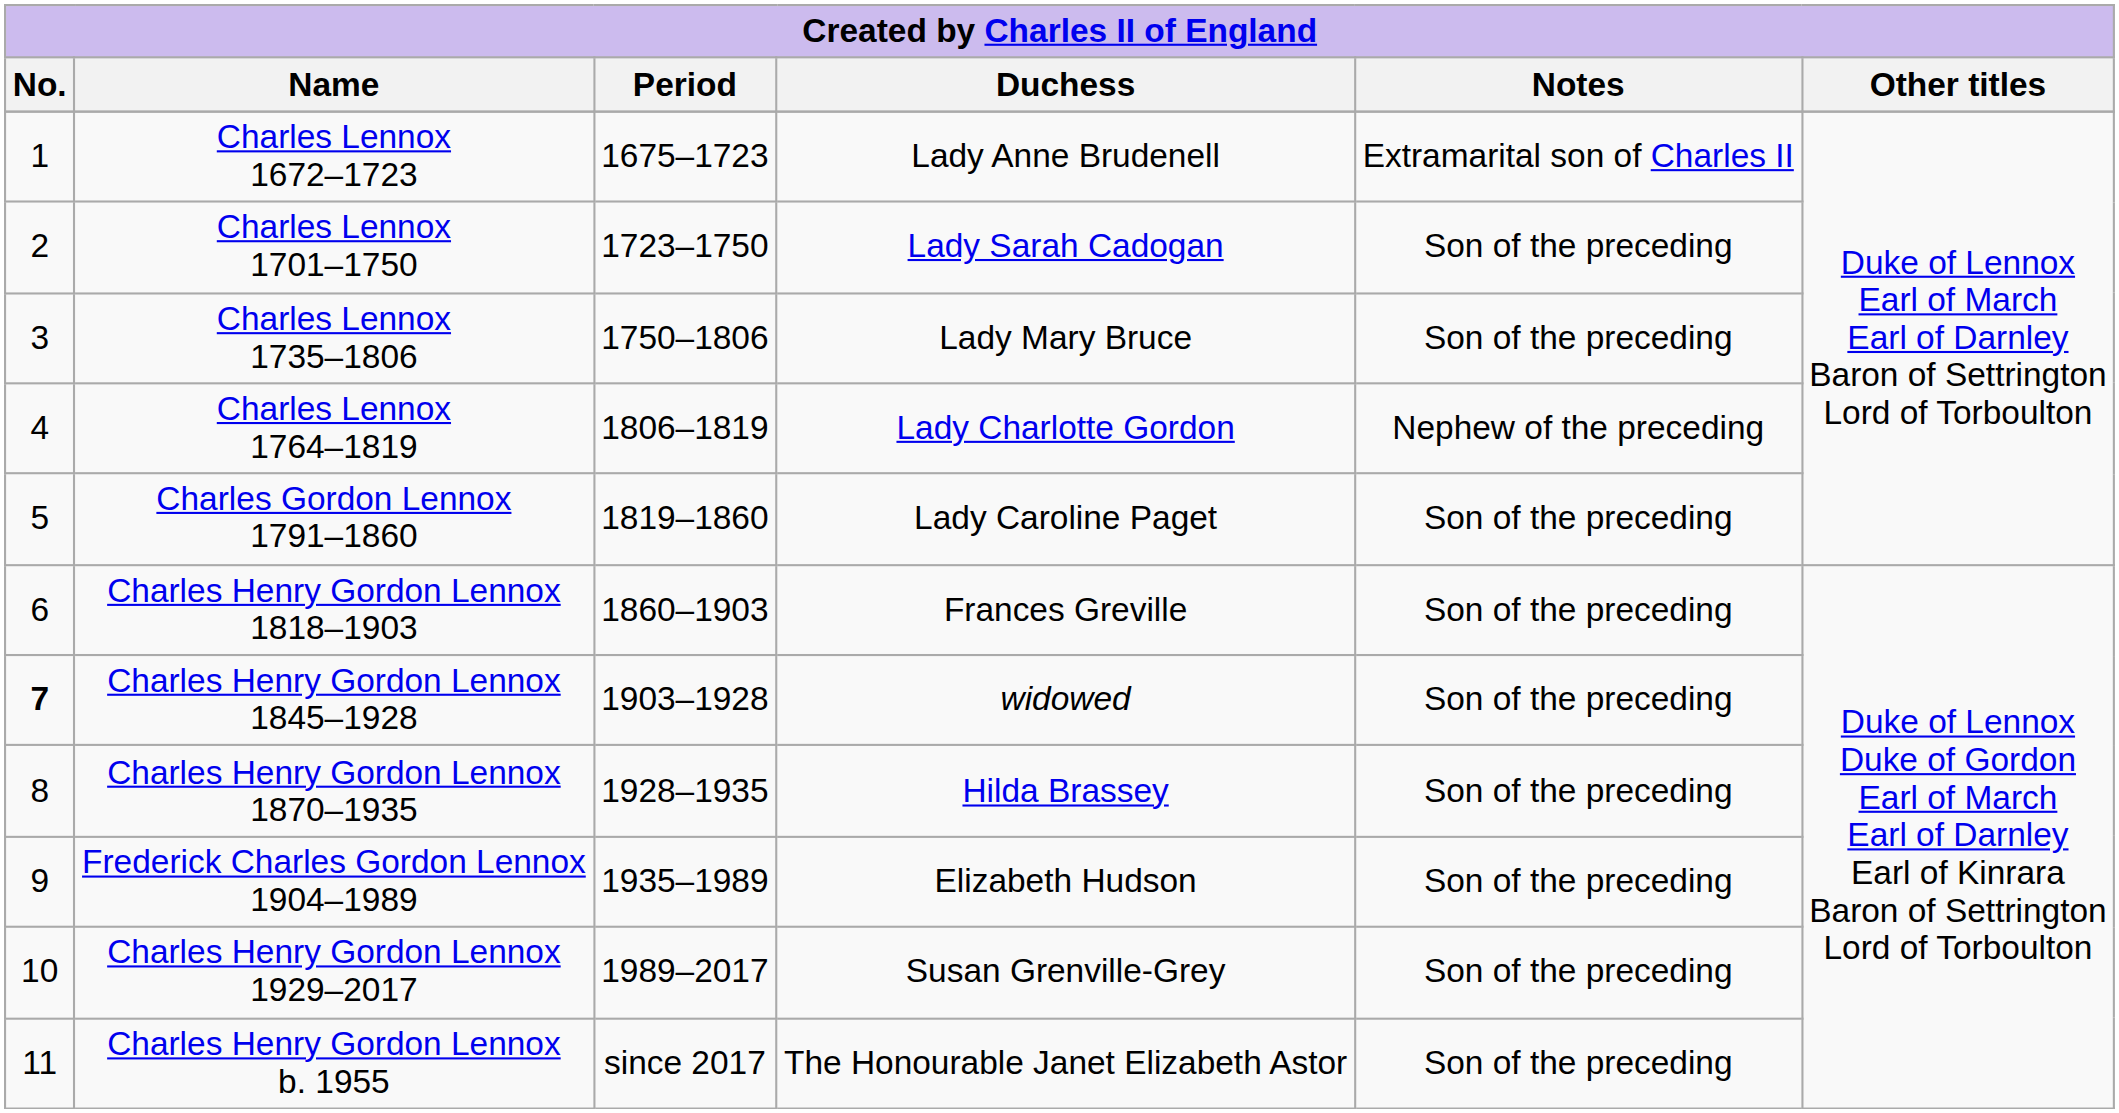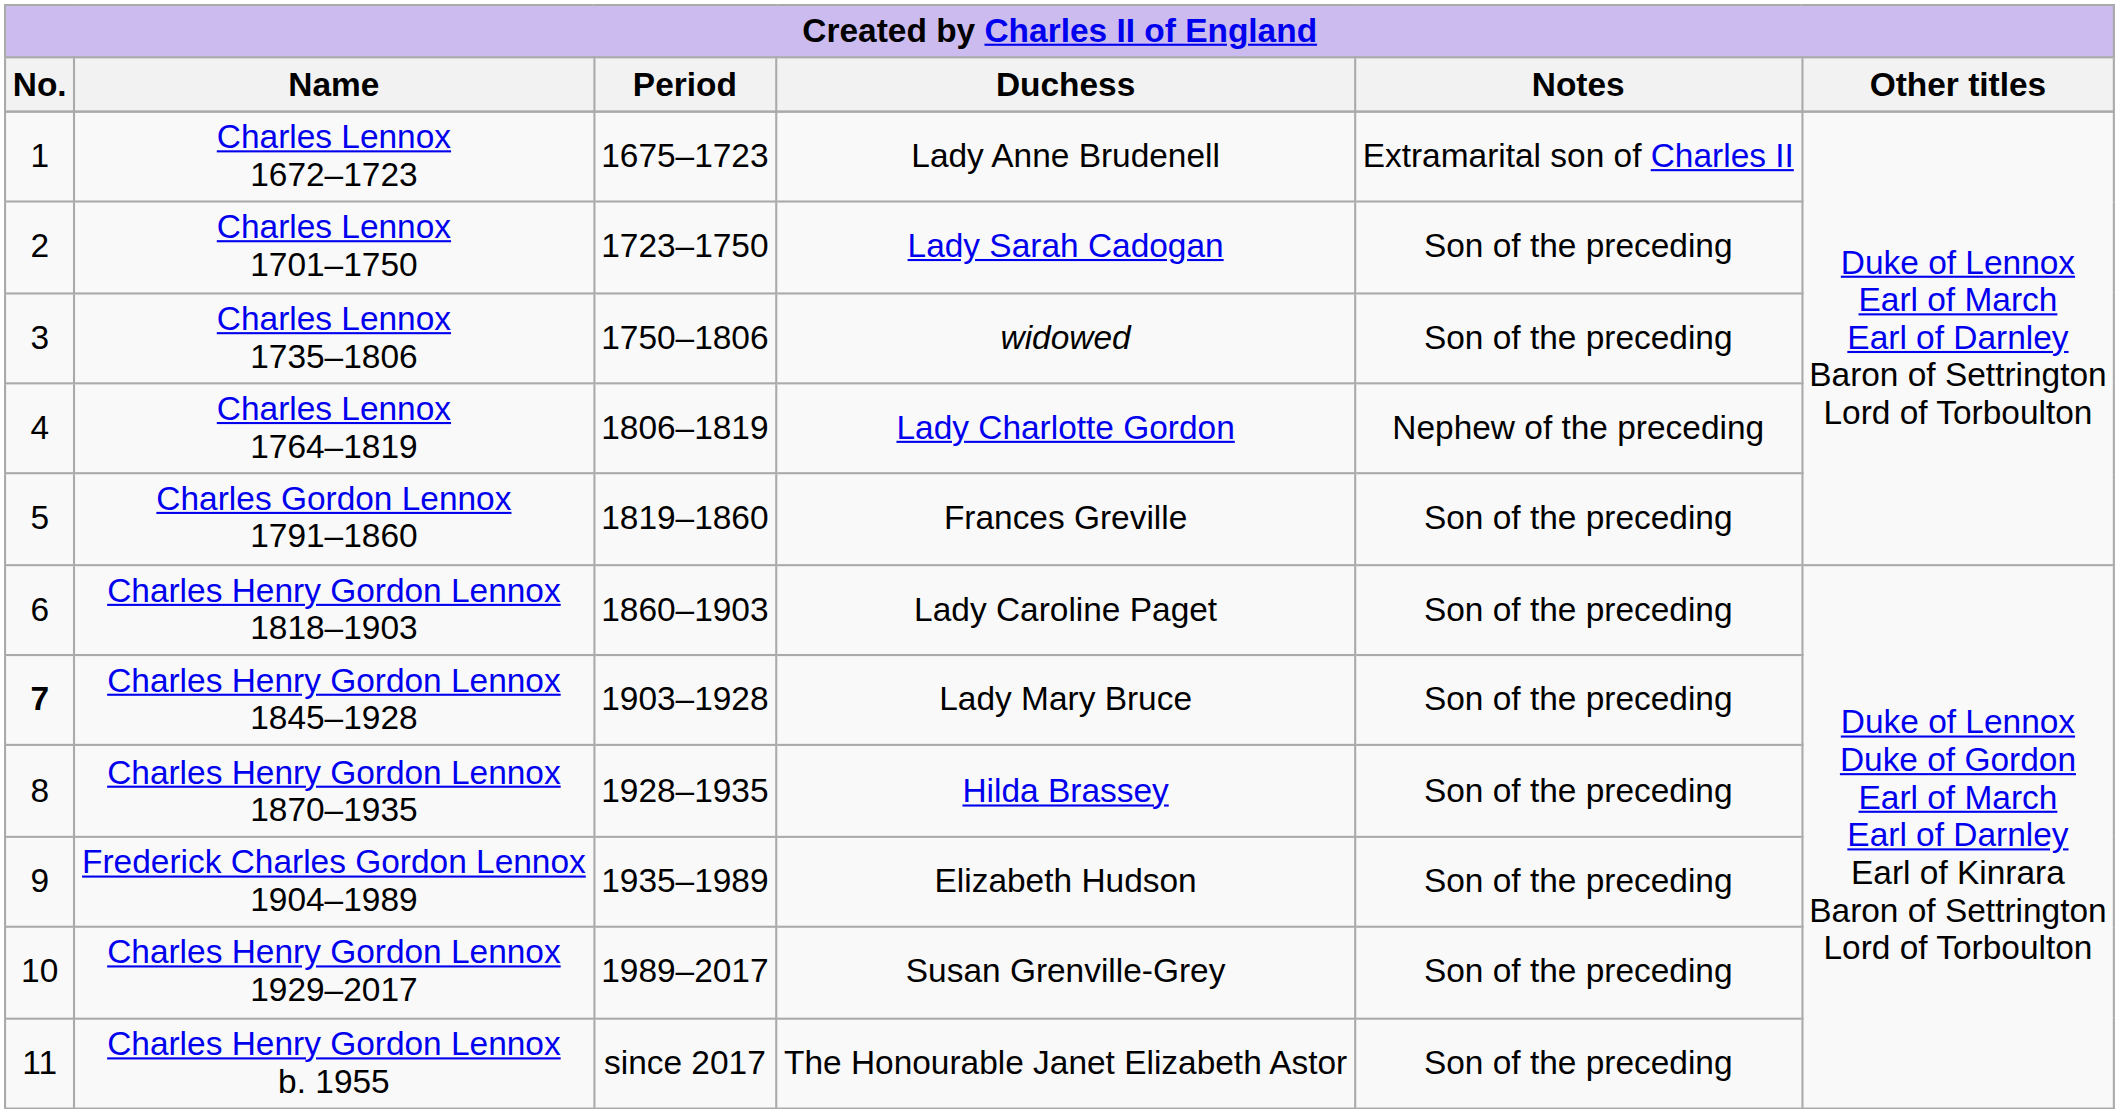(1066, 337) Lady Mary Bruce -> (1066, 337) widowed
(1066, 518) Lady Caroline Paget -> (1066, 518) Frances Greville
(1066, 609) Frances Greville -> (1066, 609) Lady Caroline Paget
(1066, 699) widowed -> (1066, 699) Lady Mary Bruce
